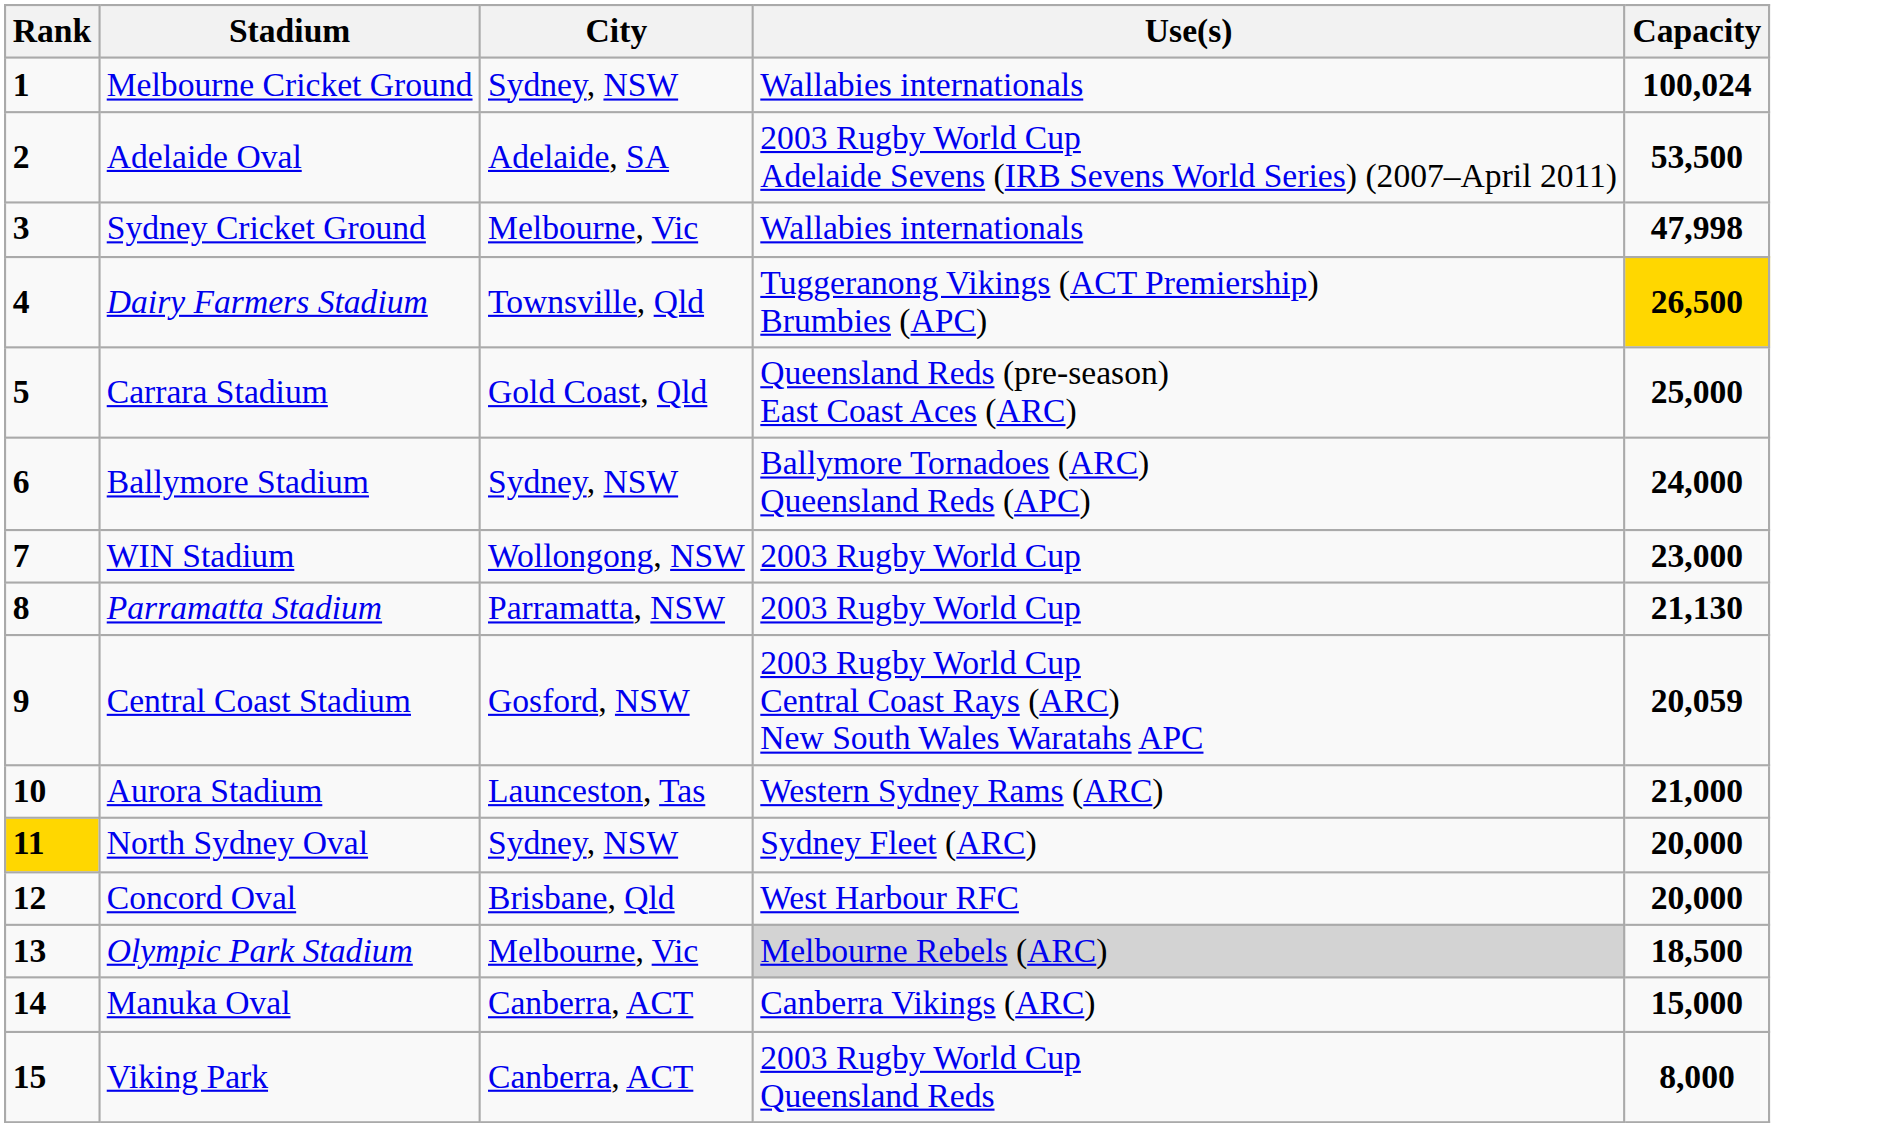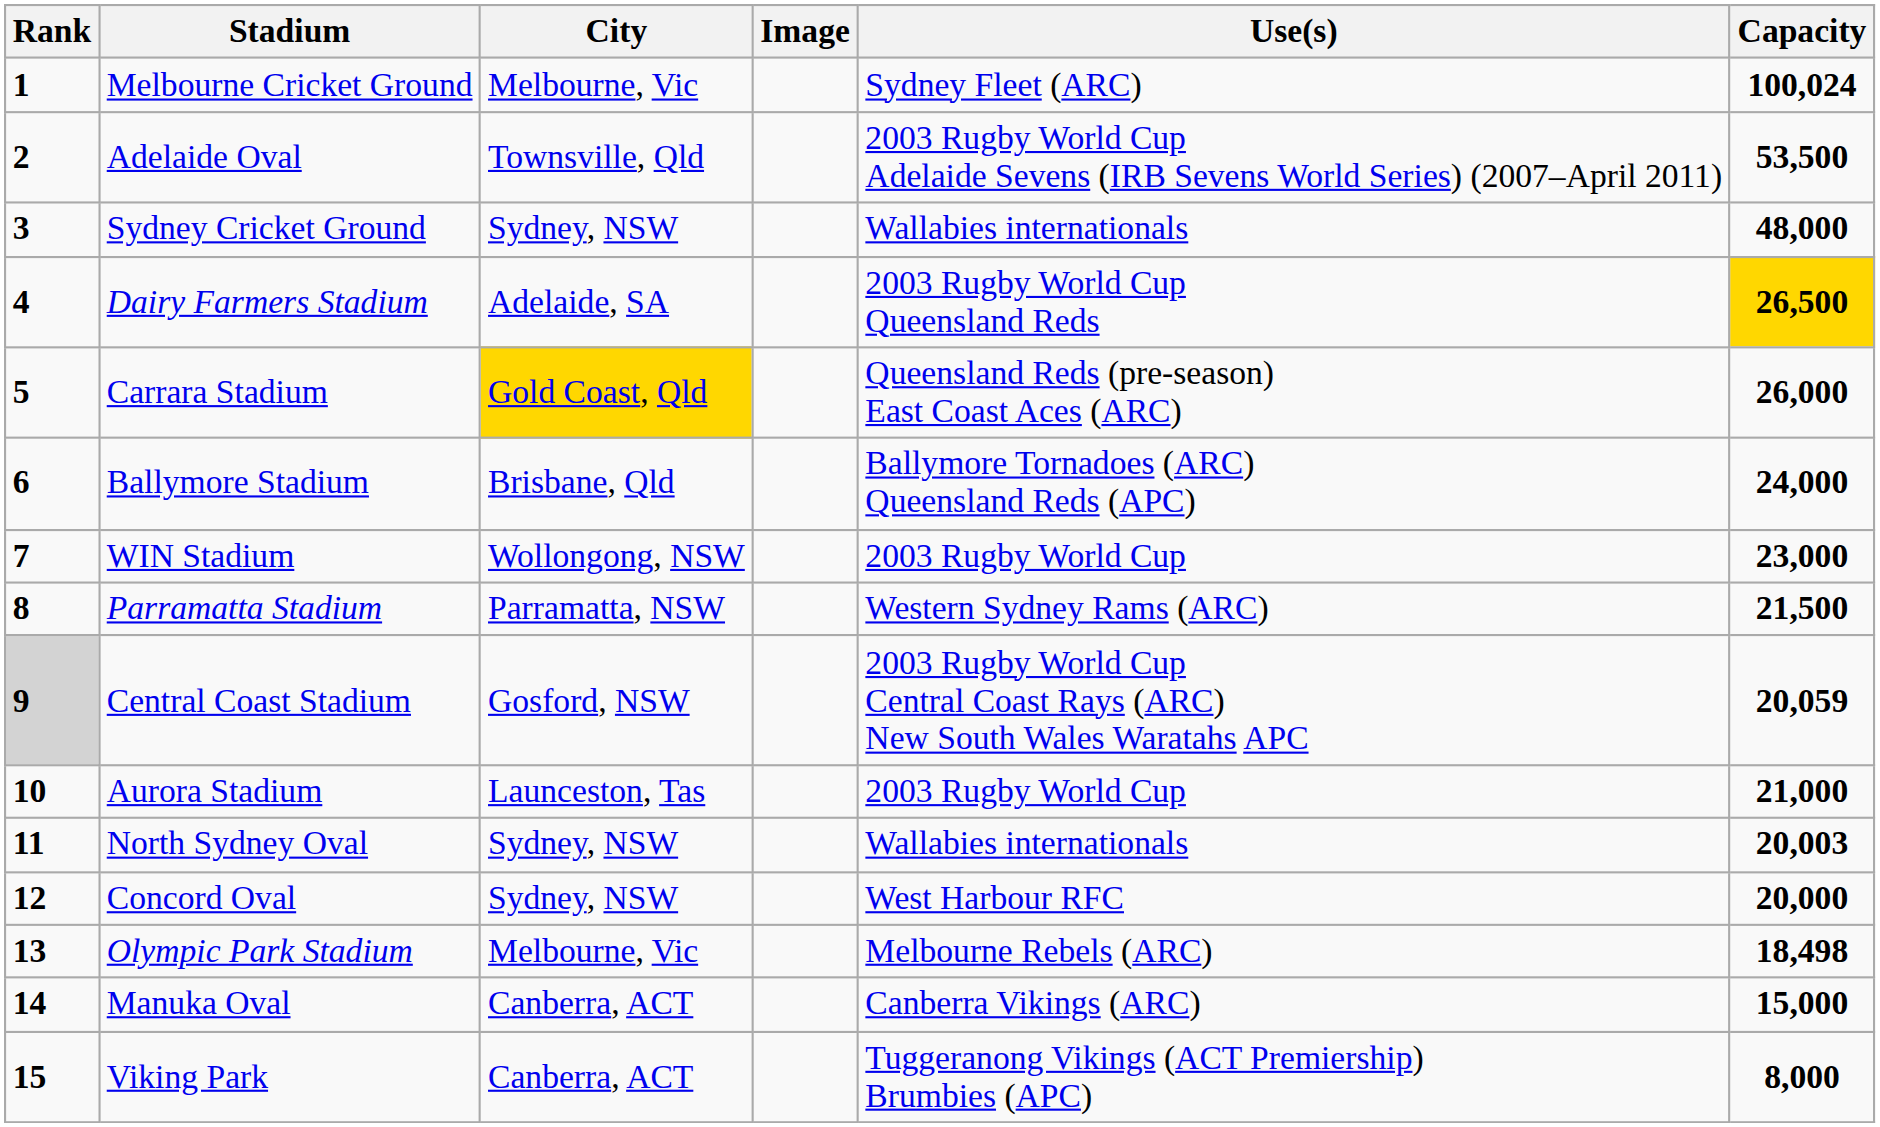+ column: (805, 31)
(583, 84) Sydney, NSW -> (593, 84) Melbourne, Vic
(922, 84) Wallabies internationals -> (1004, 84) Sydney Fleet (ARC)
(579, 156) Adelaide, SA -> (596, 156) Townsville, Qld
(593, 228) Melbourne, Vic -> (583, 228) Sydney, NSW
(1697, 228) 47,998 -> (1802, 228) 48,000
(596, 300) Townsville, Qld -> (579, 300) Adelaide, SA
(1039, 300) Tuggeranong Vikings (ACT Premiership) Brumbies (APC) -> (1026, 300) 2003 Rugby World Cup Queensland Reds
(598, 392) no background -> (598, 392) gold background
(1697, 392) 25,000 -> (1802, 392) 26,000
(583, 483) Sydney, NSW -> (581, 483) Brisbane, Qld
(921, 608) 2003 Rugby World Cup -> (1067, 608) Western Sydney Rams (ARC)
(1697, 608) 21,130 -> (1802, 608) 21,500
(21, 699) no background -> (21, 699) lightgrey background
(962, 790) Western Sydney Rams (ARC) -> (1026, 790) 2003 Rugby World Cup
(29, 844) gold background -> (29, 844) no background
(898, 844) Sydney Fleet (ARC) -> (1027, 844) Wallabies internationals
(1697, 844) 20,000 -> (1802, 844) 20,003
(581, 897) Brisbane, Qld -> (583, 897) Sydney, NSW
(934, 950) lightgrey background -> (1039, 950) no background
(1697, 950) 18,500 -> (1802, 950) 18,498
(921, 1076) 2003 Rugby World Cup Queensland Reds -> (1145, 1076) Tuggeranong Vikings (ACT Premiership) Brumbies (APC)
